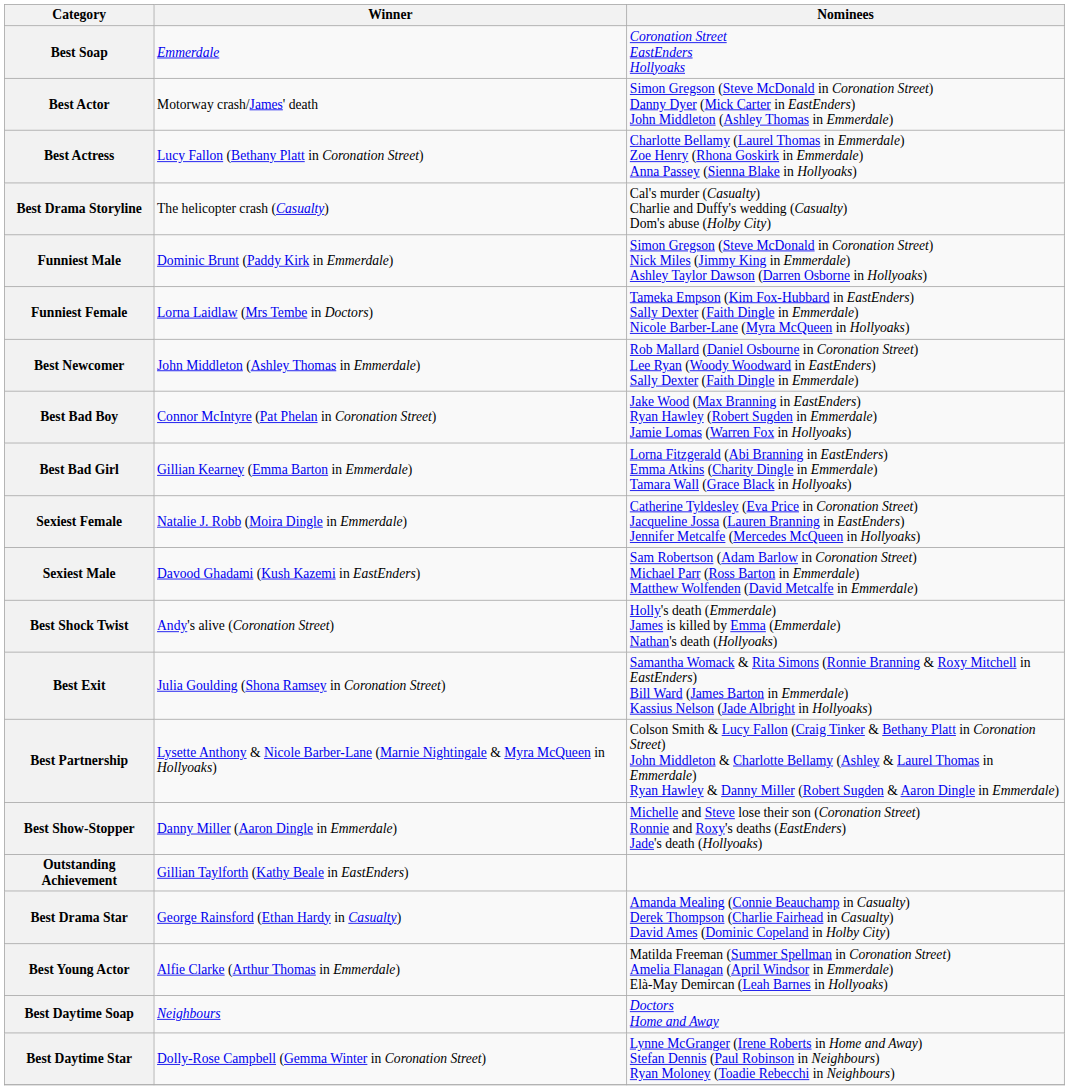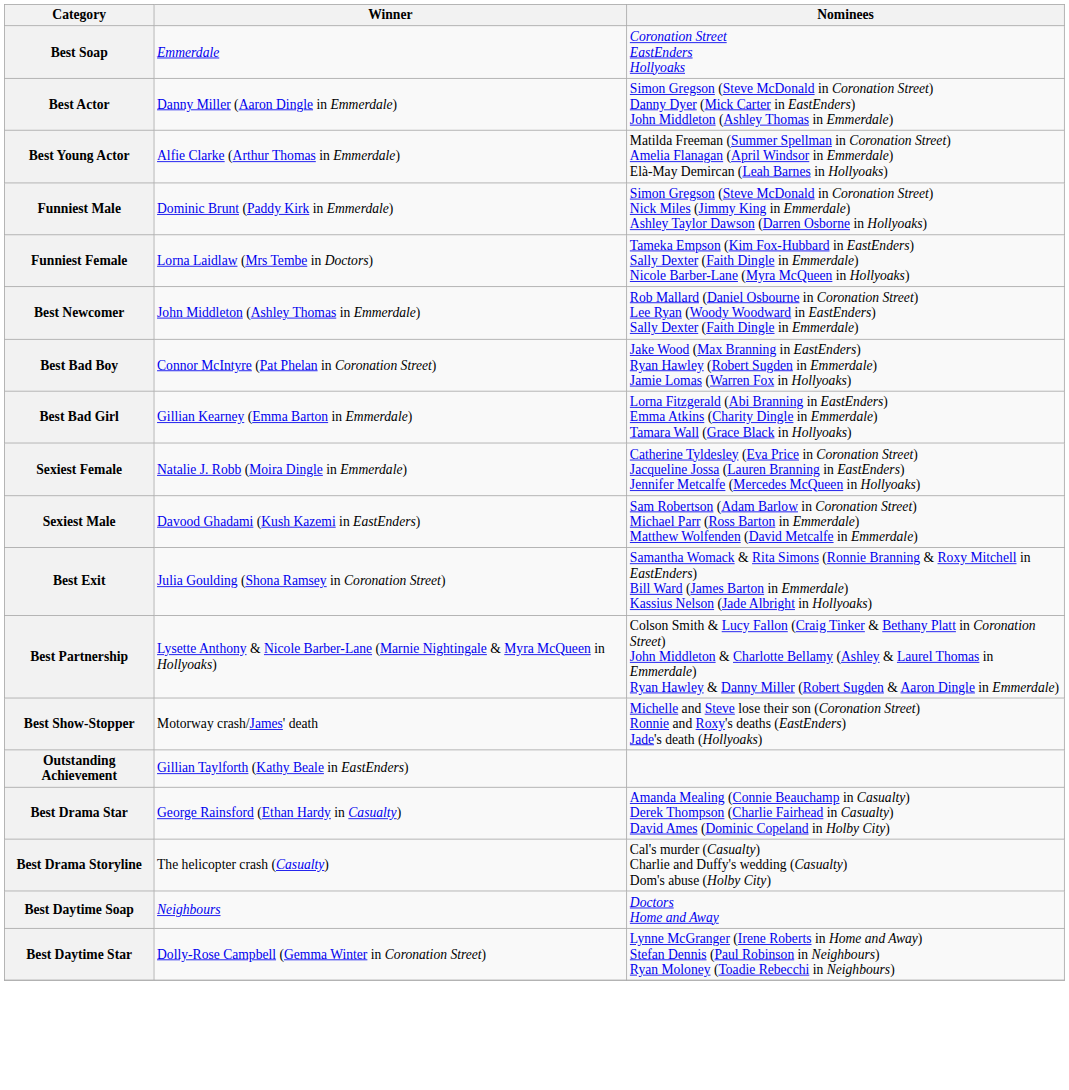(238, 104) Motorway crash/James' death -> (277, 104) Danny Miller (Aaron Dingle in Emmerdale)
- row: (79, 156)
rows swapped: (79, 969) <-> (79, 208)
- row: (79, 626)
(277, 828) Danny Miller (Aaron Dingle in Emmerdale) -> (238, 724) Motorway crash/James' death
